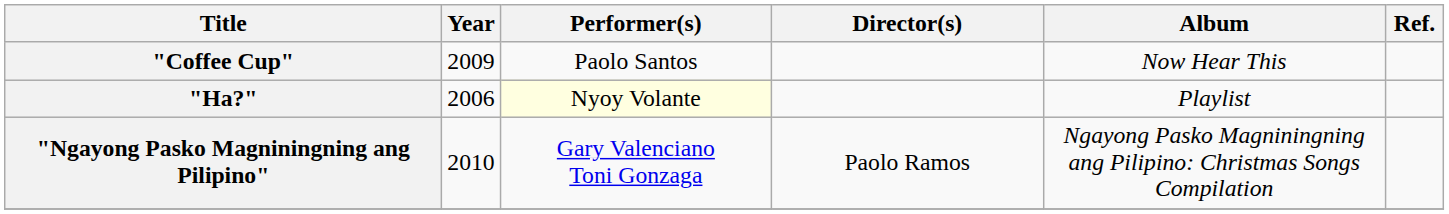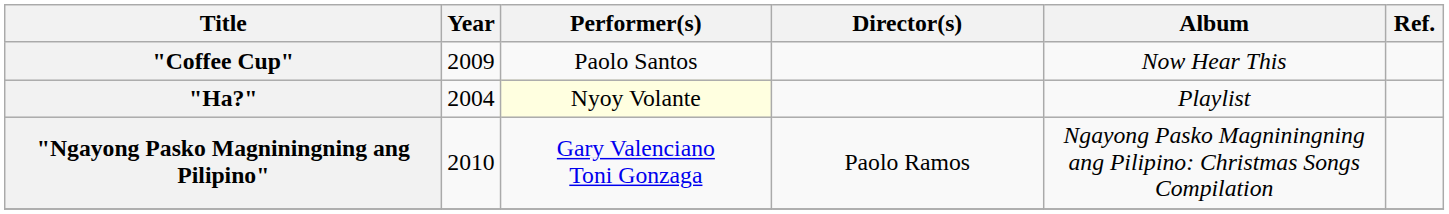(471, 98) 2006 -> (471, 98) 2004
